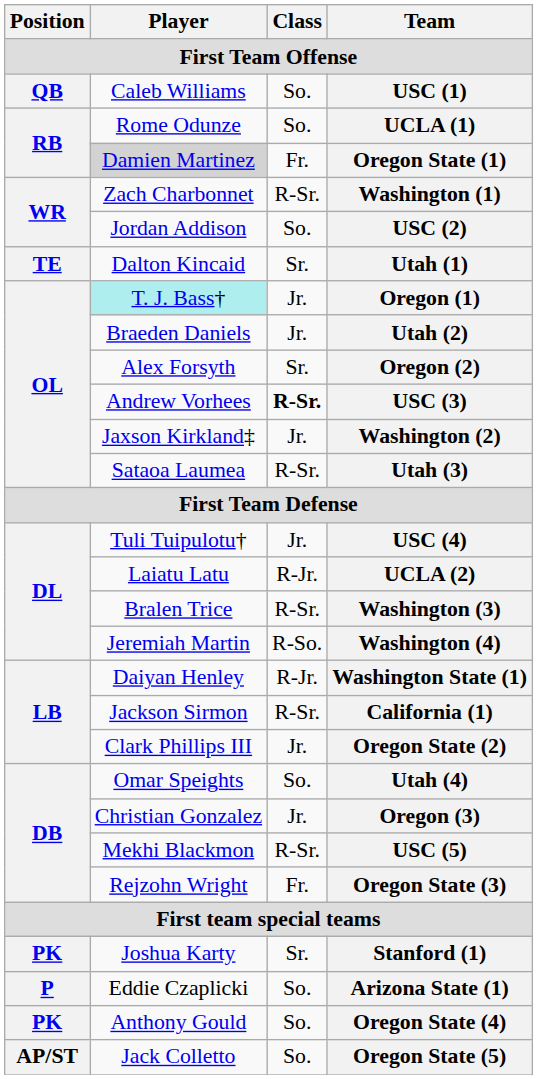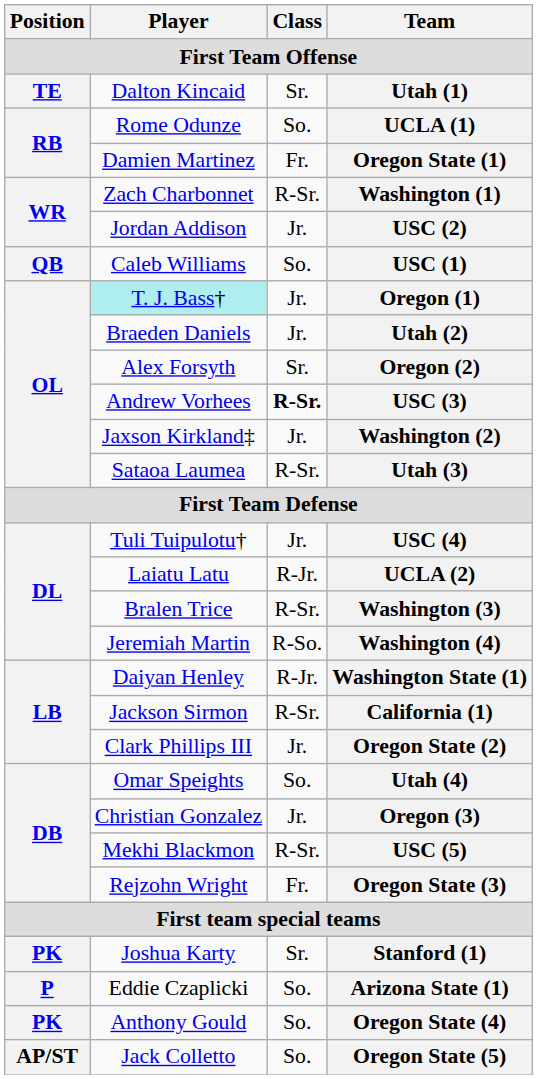rows swapped: (430, 90) <-> (430, 263)
(178, 159) lightgrey background -> (178, 159) no background
(297, 228) So. -> (297, 228) Jr.
